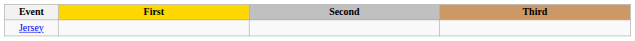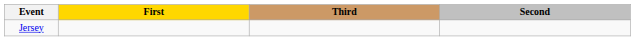columns swapped: (344, 12) <-> (535, 12)
